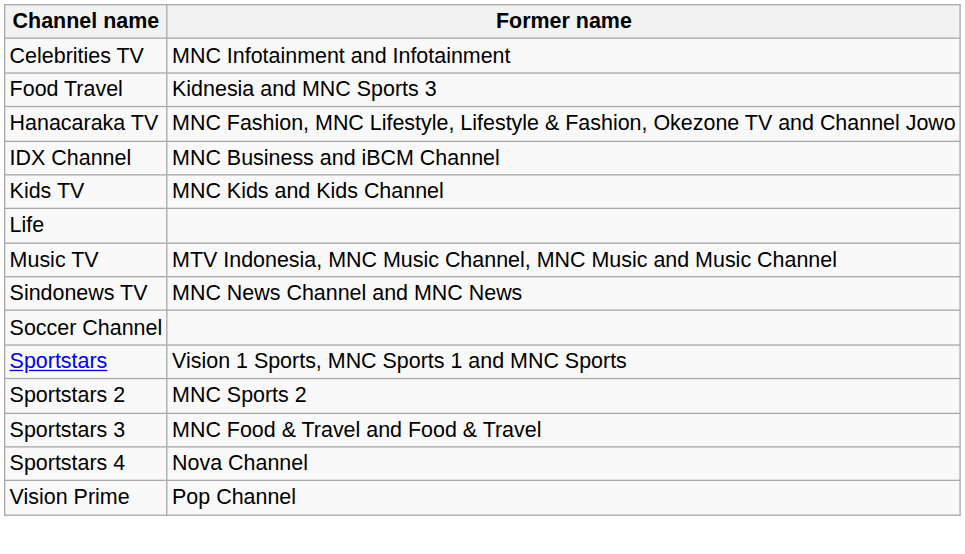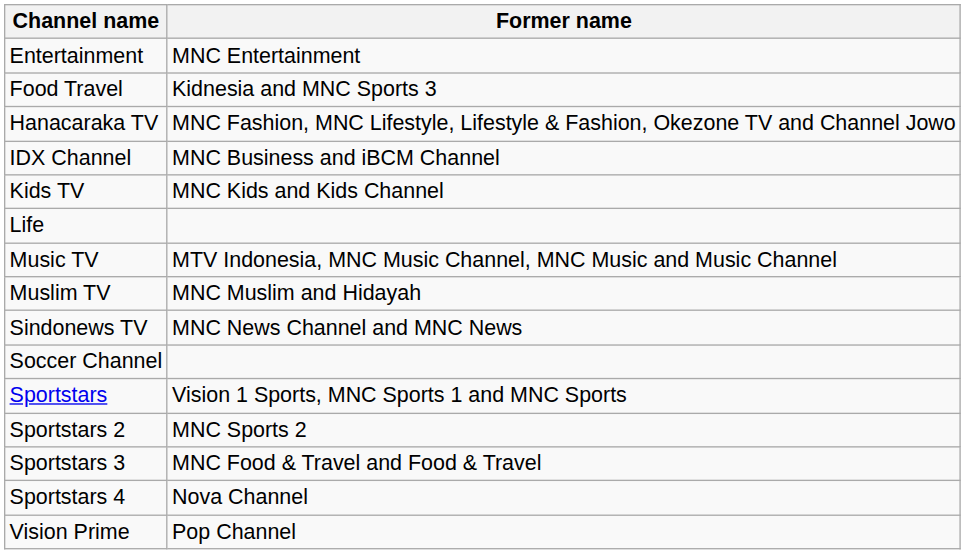- row: (77, 55)
+ row: (76, 55)
+ row: (60, 293)
